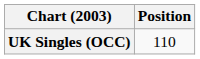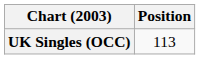(164, 41) 110 -> (164, 41) 113
